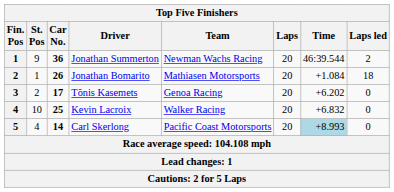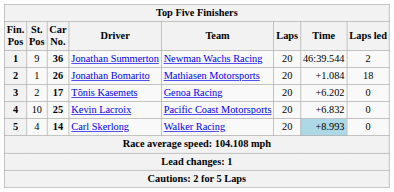(194, 110) Walker Racing -> (218, 110) Pacific Coast Motorsports
(218, 127) Pacific Coast Motorsports -> (194, 127) Walker Racing
